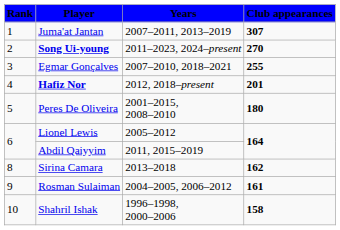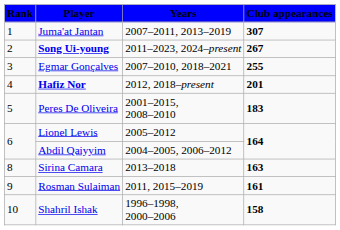(255, 48) 270 -> (255, 48) 267
(255, 108) 180 -> (255, 108) 183
(164, 150) 2011, 2015–2019 -> (178, 150) 2004–2005, 2006–2012
(255, 168) 162 -> (255, 168) 163
(178, 185) 2004–2005, 2006–2012 -> (164, 185) 2011, 2015–2019
